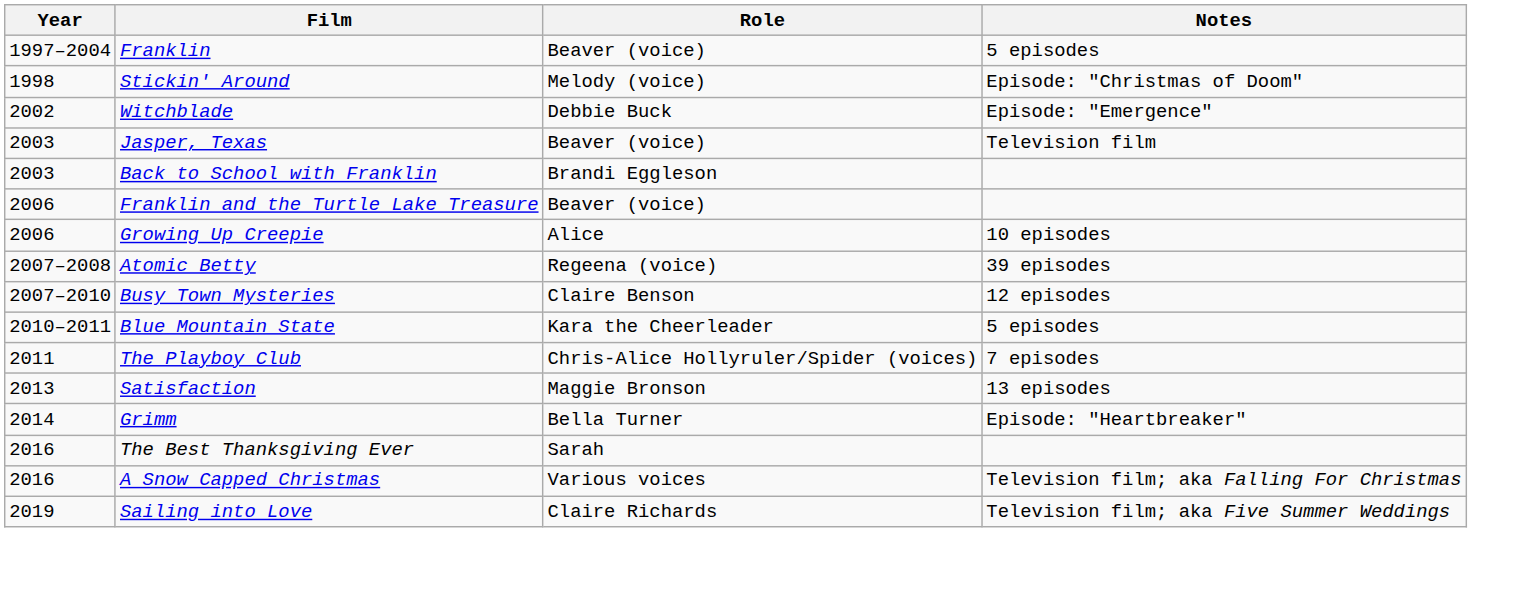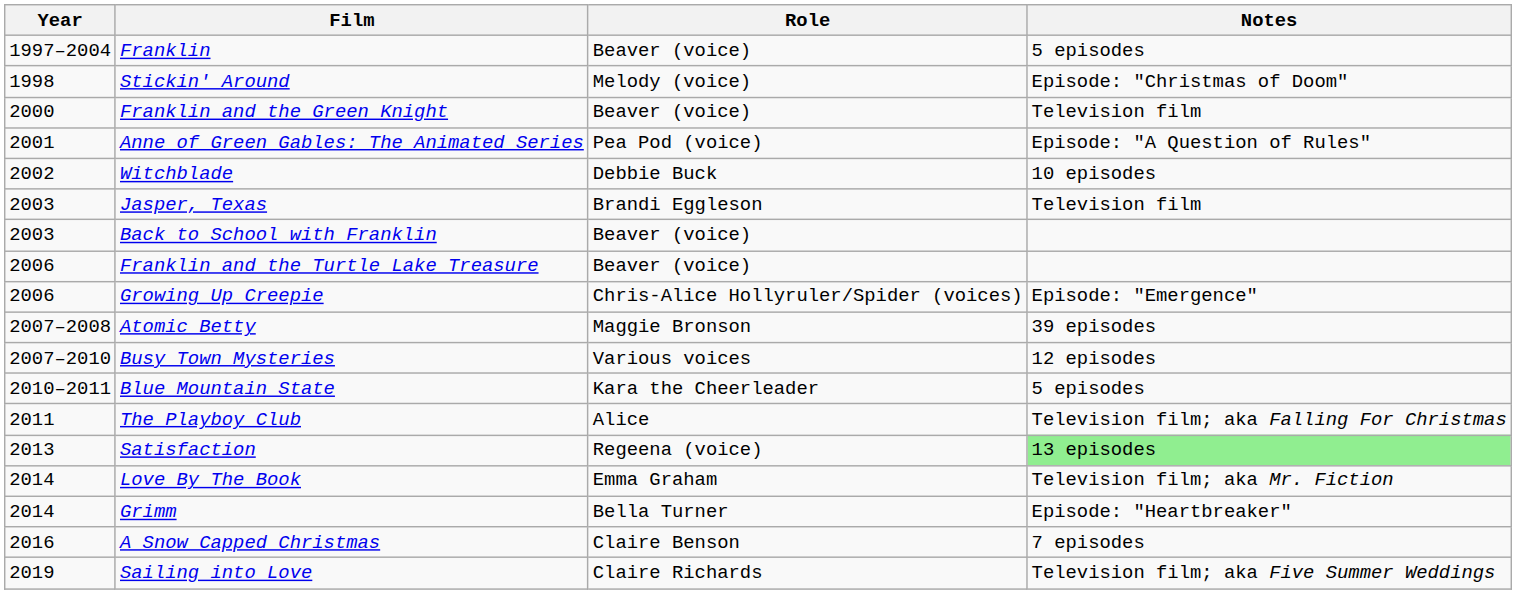+ row: (284, 112)
+ row: (352, 143)
(1099, 112) Episode: "Emergence" -> (1094, 174) 10 episodes
(627, 143) Beaver (voice) -> (678, 204) Brandi Eggleson
(632, 174) Brandi Eggleson -> (672, 235) Beaver (voice)
(576, 235) Alice -> (808, 297) Chris-Alice Hollyruler/Spider (voices)
(1049, 235) 10 episodes -> (1145, 297) Episode: "Emergence"
(632, 266) Regeena (voice) -> (672, 327) Maggie Bronson
(621, 297) Claire Benson -> (672, 358) Various voices
(762, 358) Chris-Alice Hollyruler/Spider (voices) -> (621, 419) Alice
(1043, 358) 7 episodes -> (1269, 419) Television film; aka Falling For Christmas
(627, 389) Maggie Bronson -> (678, 450) Regeena (voice)
(1049, 389) no background -> (1094, 450) lightgreen background
+ row: (211, 481)
- row: (267, 450)
(627, 481) Various voices -> (666, 542) Claire Benson
(1224, 481) Television film; aka Falling For Christmas -> (1088, 542) 7 episodes
